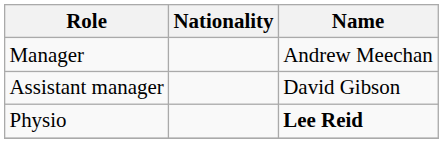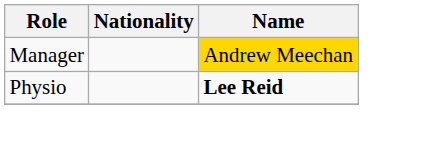(358, 54) no background -> (278, 54) gold background
- row: (87, 87)
